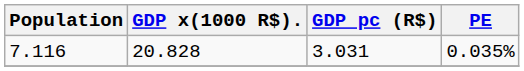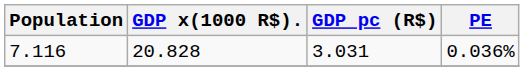(481, 51) 0.035% -> (481, 51) 0.036%
